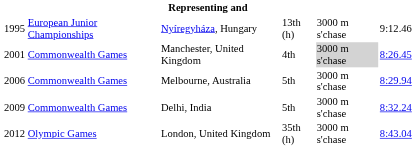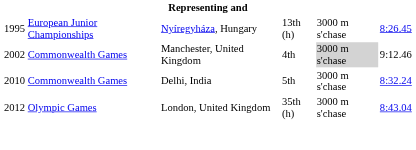(396, 28) 9:12.46 -> (396, 28) 8:26.45
(15, 54) 2001 -> (15, 54) 2002
(396, 54) 8:26.45 -> (396, 54) 9:12.46
- row: (206, 81)
(15, 107) 2009 -> (15, 81) 2010
